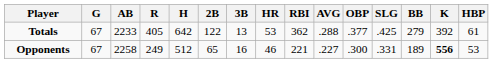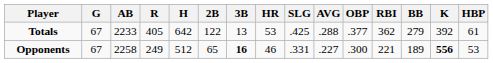columns swapped: (299, 13) <-> (386, 13)
(241, 49) normal -> (241, 49) bold
